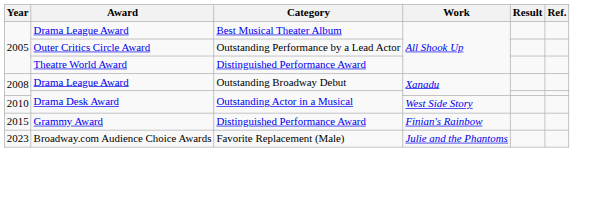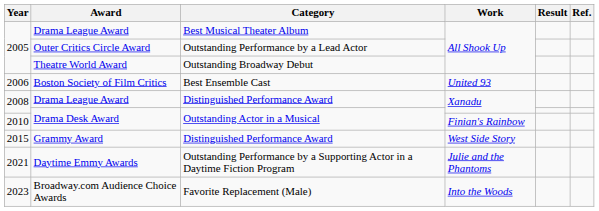(291, 64) Distinguished Performance Award -> (248, 64) Outstanding Broadway Debut
+ row: (18, 82)
(281, 82) Outstanding Broadway Debut -> (258, 99) Distinguished Performance Award
(439, 104) West Side Story -> (486, 121) Finian's Rainbow
(444, 121) Finian's Rainbow -> (481, 138) West Side Story
+ row: (18, 162)
(457, 138) Julie and the Phantoms -> (480, 191) Into the Woods
